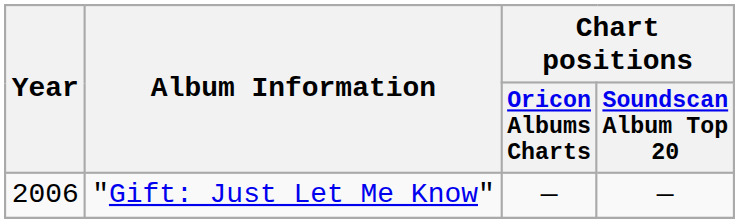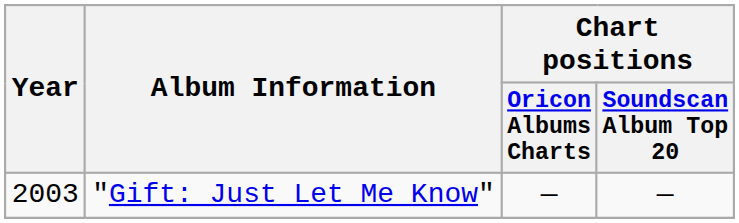(45, 194) 2006 -> (45, 194) 2003
